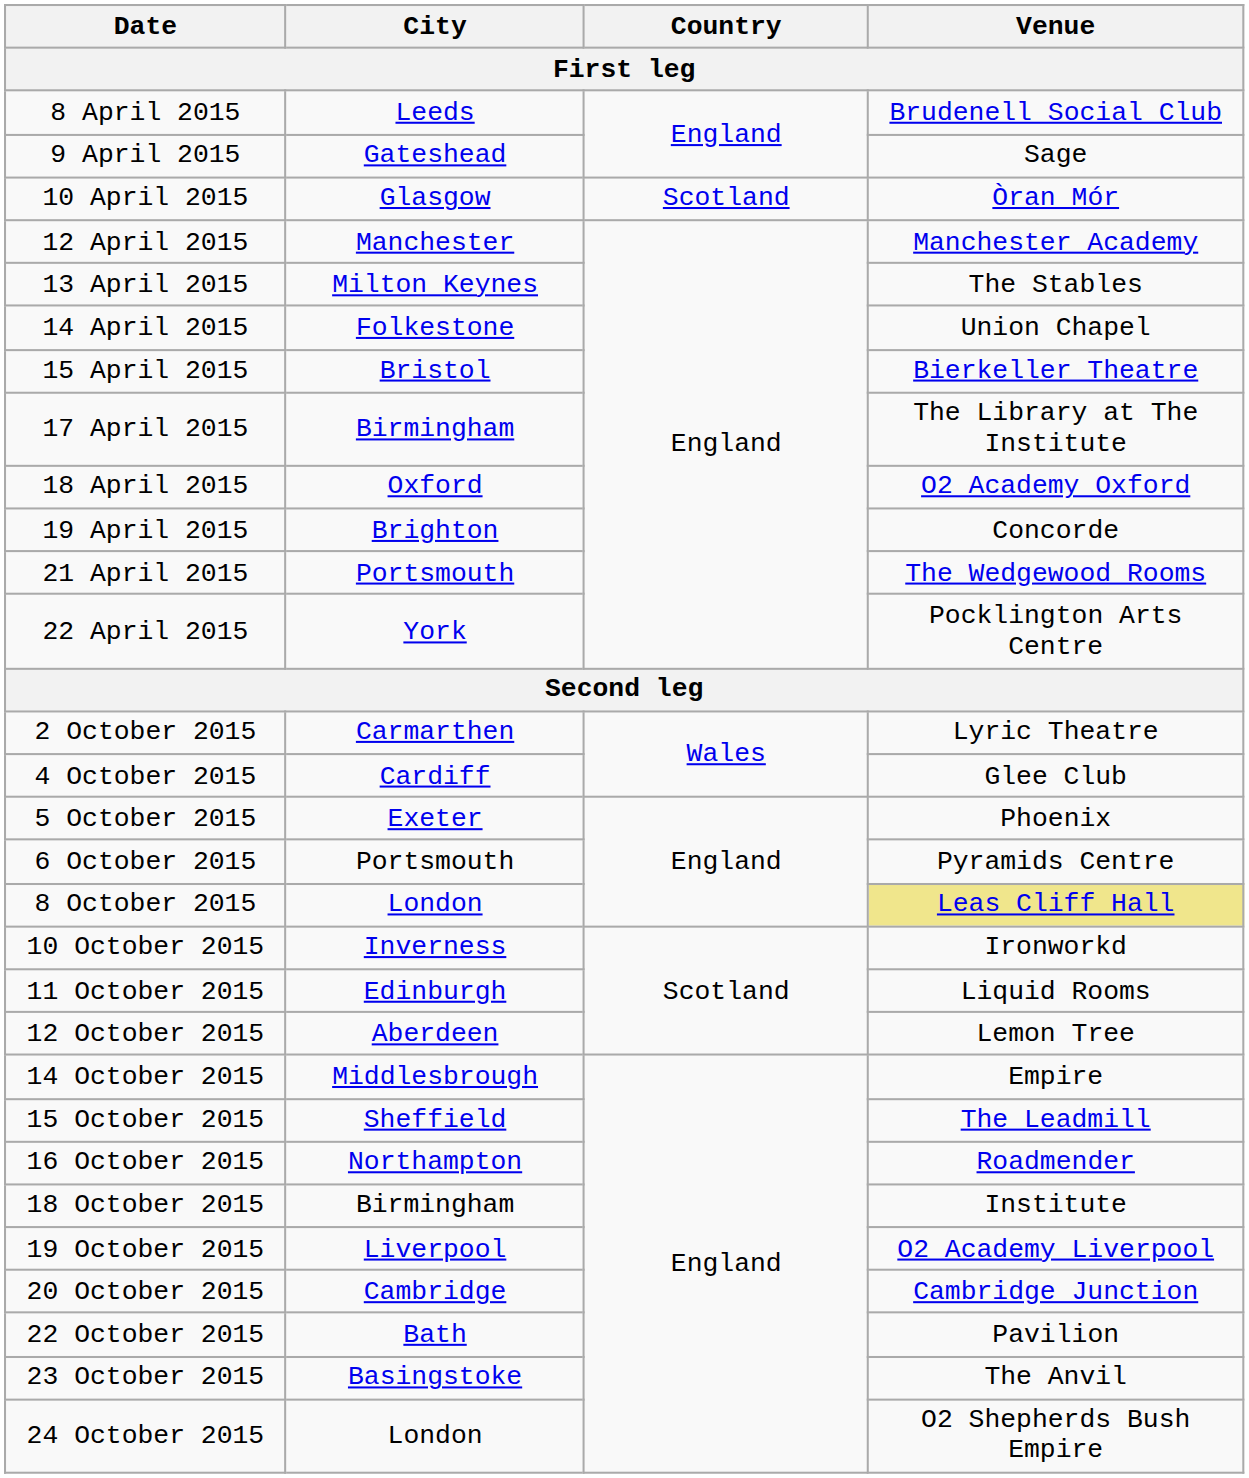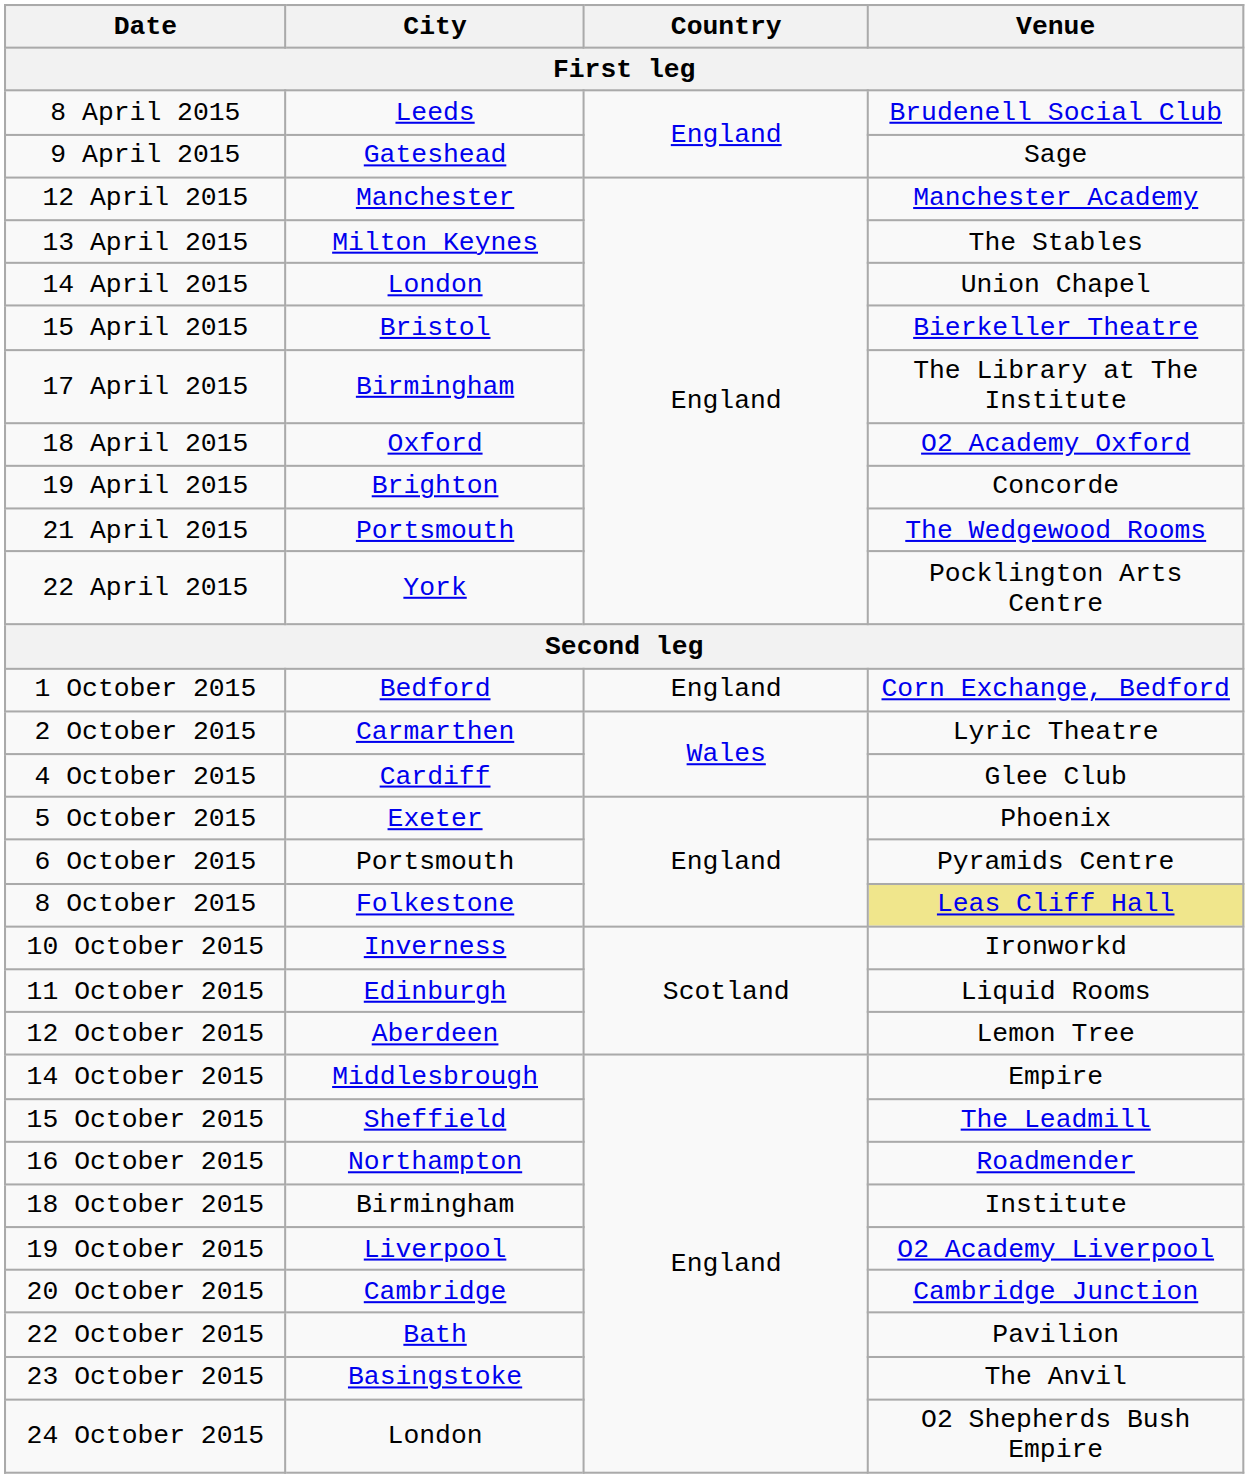- row: (145, 199)
(435, 328) Folkestone -> (435, 285) London
+ row: (145, 690)
(435, 905) London -> (435, 905) Folkestone
